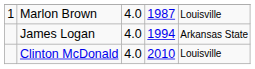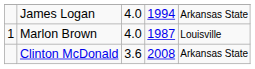rows swapped: (58, 14) <-> (57, 34)
(133, 53) 4.0 -> (133, 53) 3.6
(161, 53) 2010 -> (161, 53) 2008
(201, 54) Louisville -> (214, 54) Arkansas State
